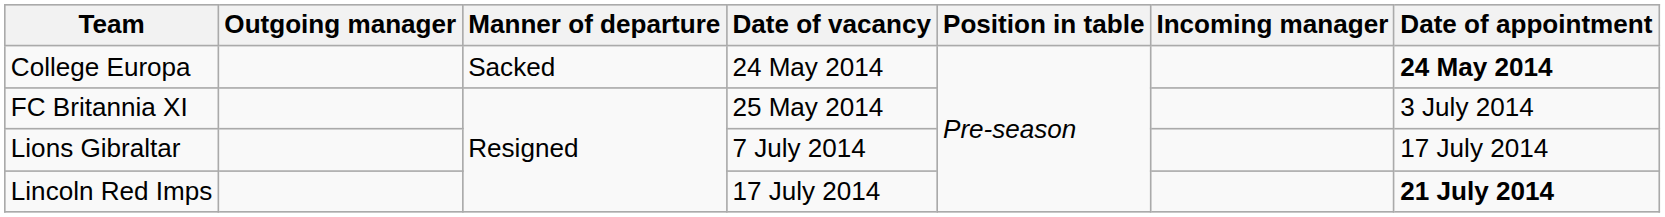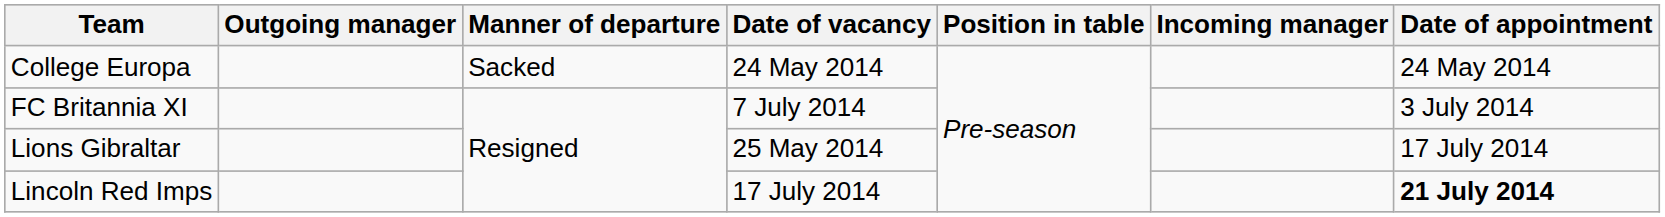(1476, 66) bold -> (1476, 66) normal
(808, 107) 25 May 2014 -> (799, 107) 7 July 2014
(799, 149) 7 July 2014 -> (808, 149) 25 May 2014
